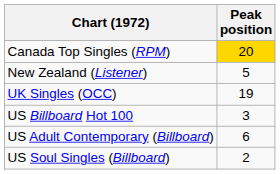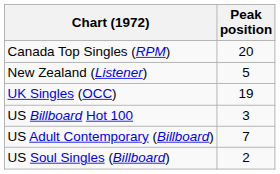(246, 51) gold background -> (246, 51) no background
(246, 136) 6 -> (246, 136) 7
